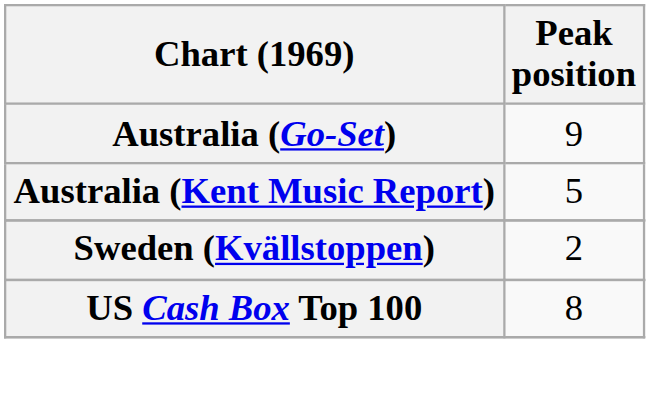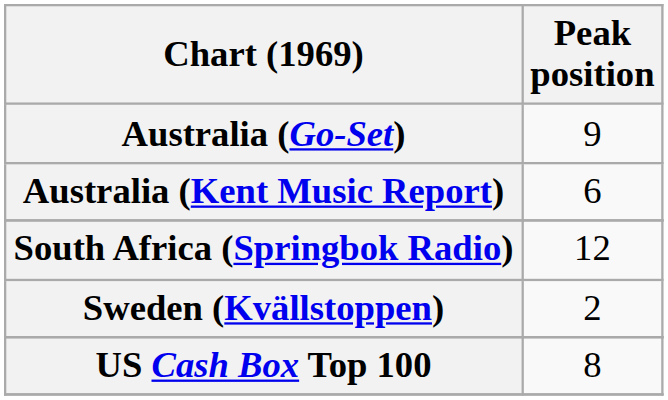(574, 190) 5 -> (592, 190) 6
+ row: (264, 249)
